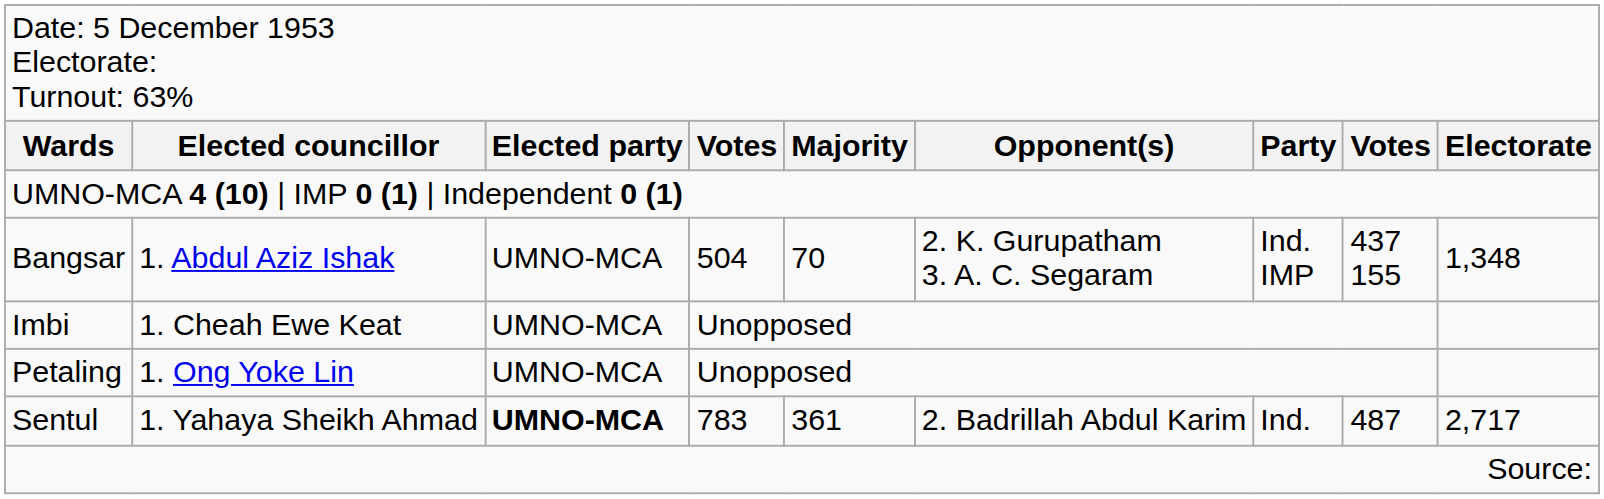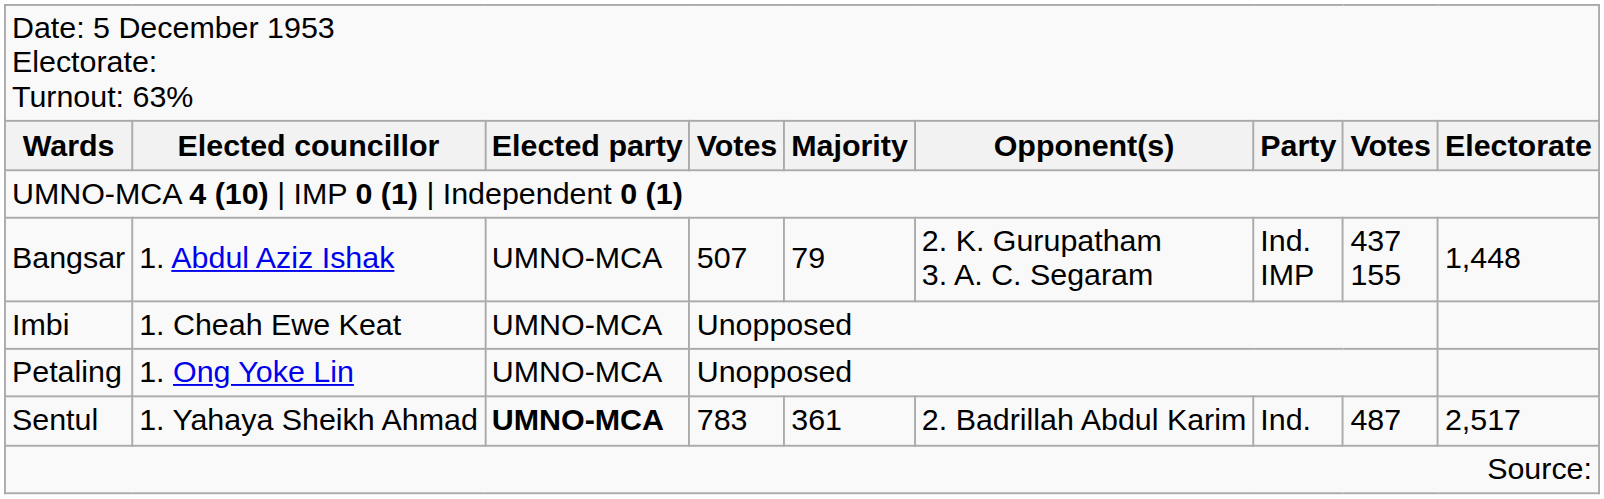(722, 258) 504 -> (722, 258) 507
(808, 258) 70 -> (808, 258) 79
(1483, 258) 1,348 -> (1483, 258) 1,448
(1483, 420) 2,717 -> (1483, 420) 2,517
